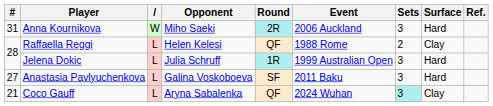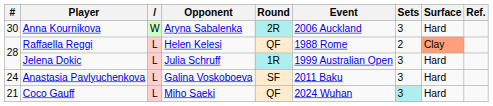(12, 28) 31 -> (12, 28) 30
(190, 28) Miho Saeki -> (203, 28) Aryna Sabalenka
(434, 45) no background -> (434, 45) lightsalmon background
(12, 77) 27 -> (12, 77) 24
(203, 93) Aryna Sabalenka -> (190, 93) Miho Saeki
(434, 93) Clay -> (435, 93) Hard
